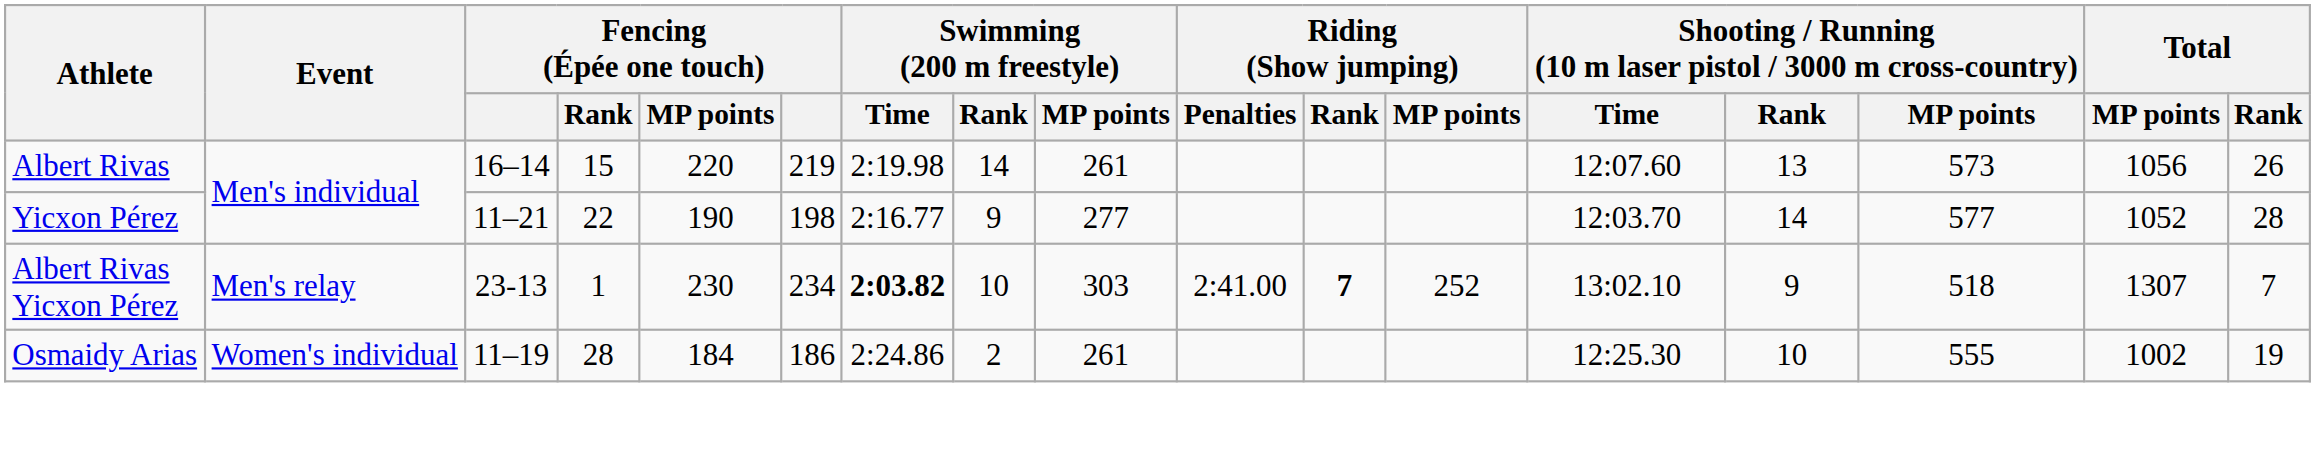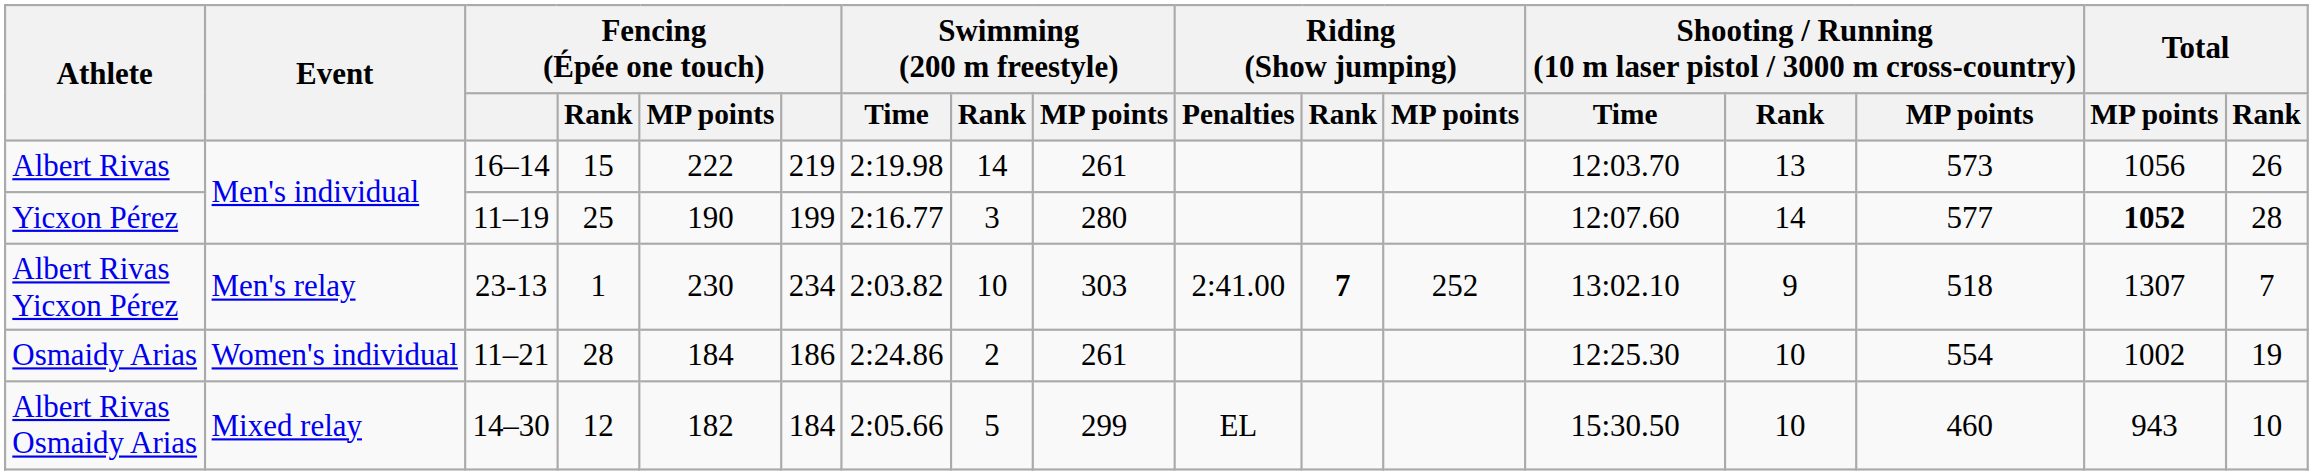(711, 166) 220 -> (711, 166) 222
(1627, 166) 12:07.60 -> (1625, 166) 12:03.70
(511, 217) 11–21 -> (511, 217) 11–19
(598, 217) 22 -> (598, 217) 25
(812, 217) 198 -> (812, 217) 199
(994, 217) 9 -> (992, 217) 3
(1106, 217) 277 -> (1104, 217) 280
(1627, 217) 12:03.70 -> (1625, 217) 12:07.60
(2156, 217) normal -> (2154, 217) bold
(897, 286) bold -> (897, 286) normal
(511, 356) 11–19 -> (511, 356) 11–21
(1971, 356) 555 -> (1970, 356) 554
+ row: (105, 425)
